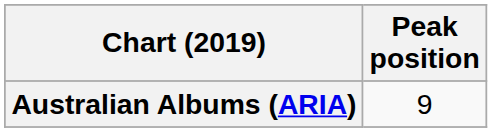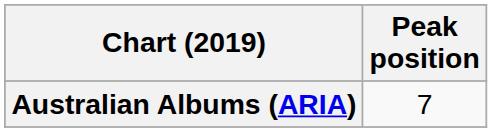(425, 103) 9 -> (425, 103) 7
